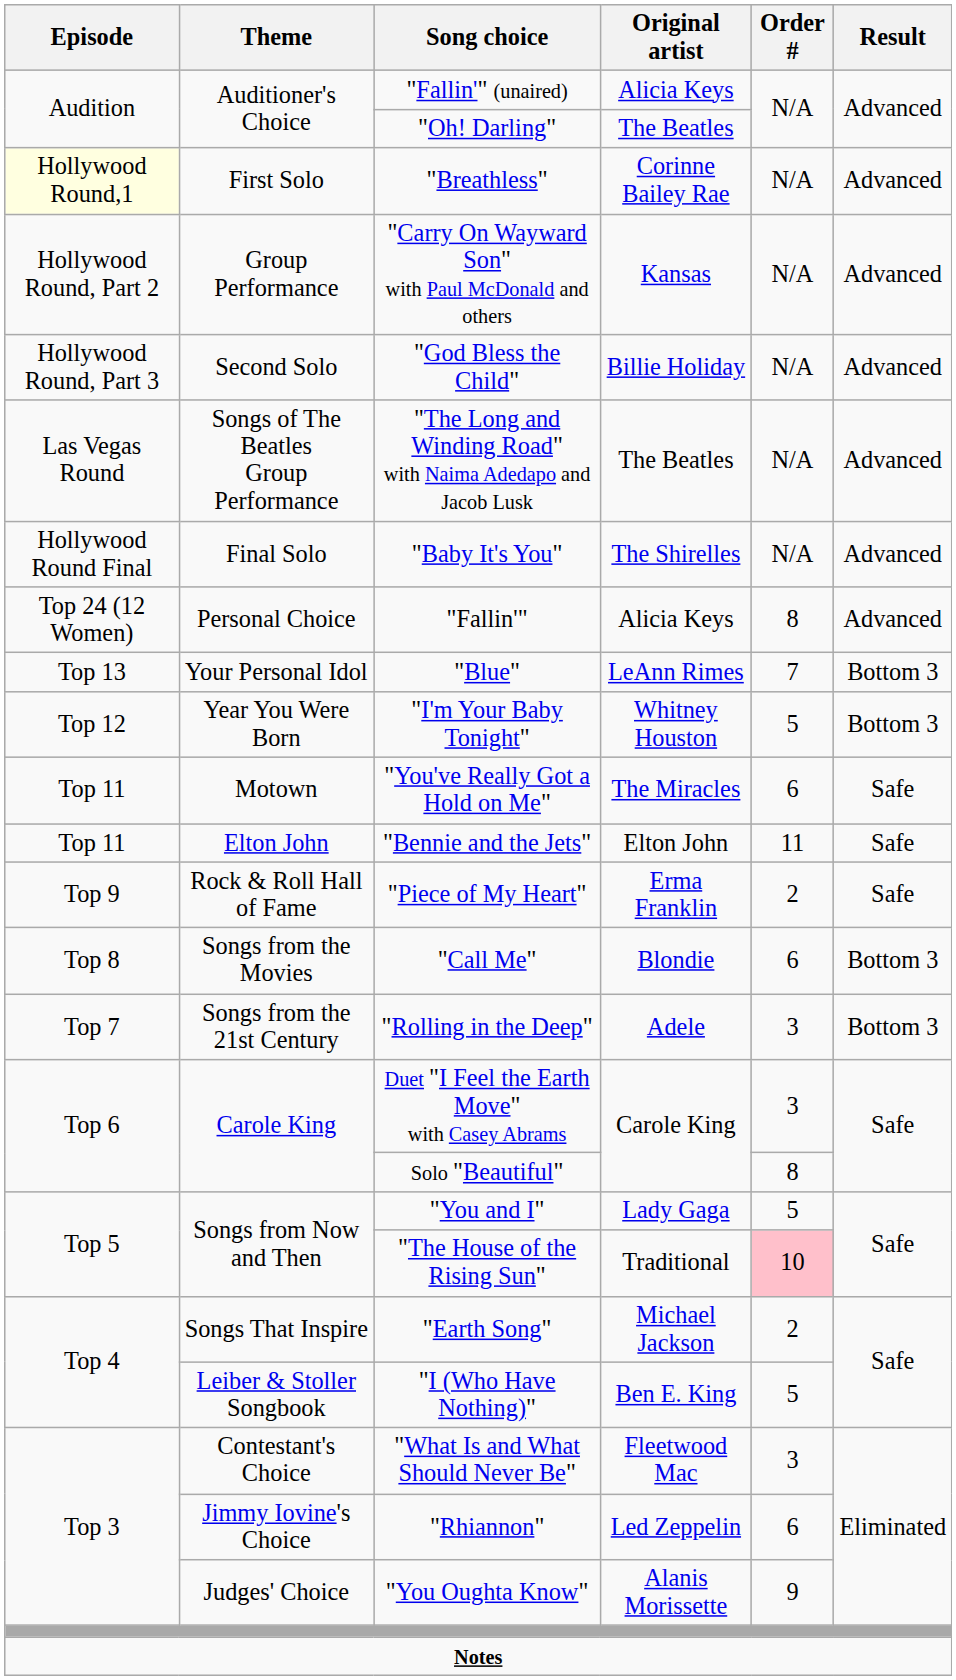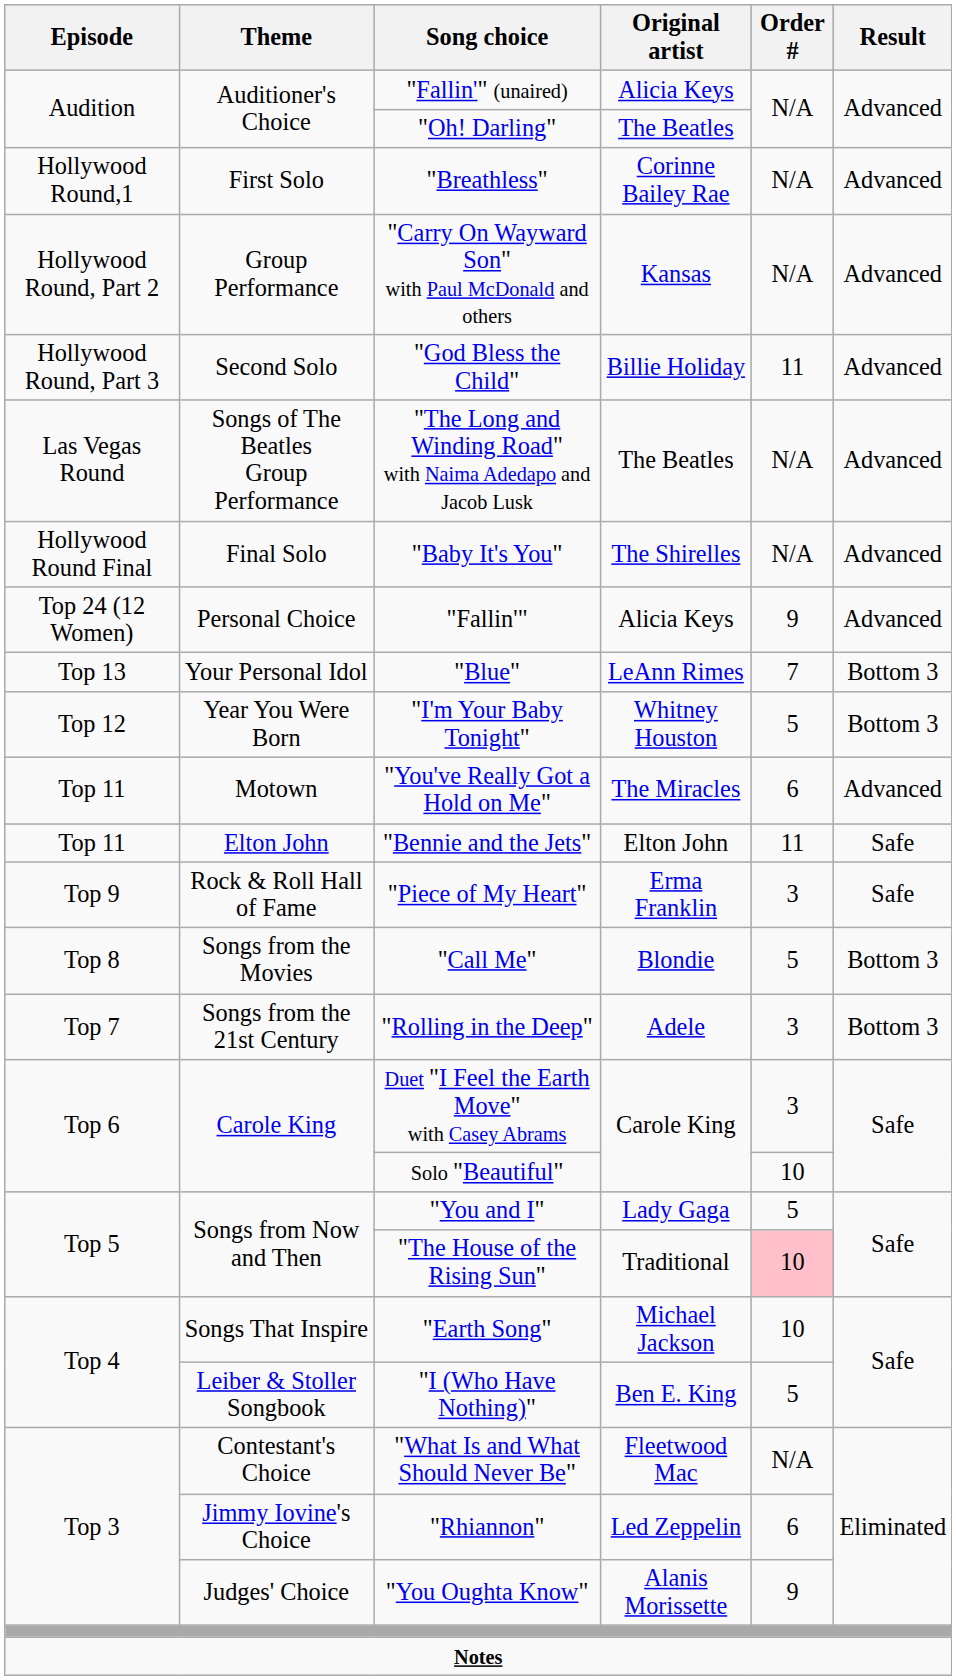(92, 180) lightyellow background -> (92, 180) no background
(792, 367) N/A -> (792, 367) 11
(792, 619) 8 -> (792, 619) 9
(893, 790) Safe -> (893, 790) Advanced
(792, 894) 2 -> (792, 894) 3
(792, 960) 6 -> (792, 960) 5
(792, 1171) 8 -> (792, 1171) 10
(792, 1328) 2 -> (792, 1328) 10
(792, 1460) 3 -> (792, 1460) N/A
